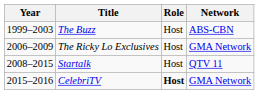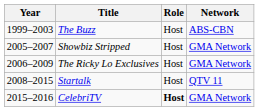+ row: (94, 47)
